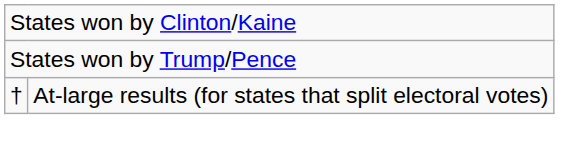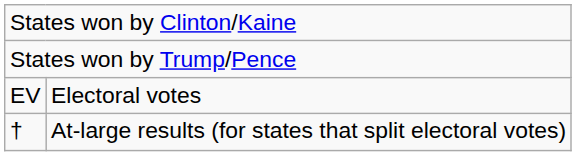+ row: (25, 95)
